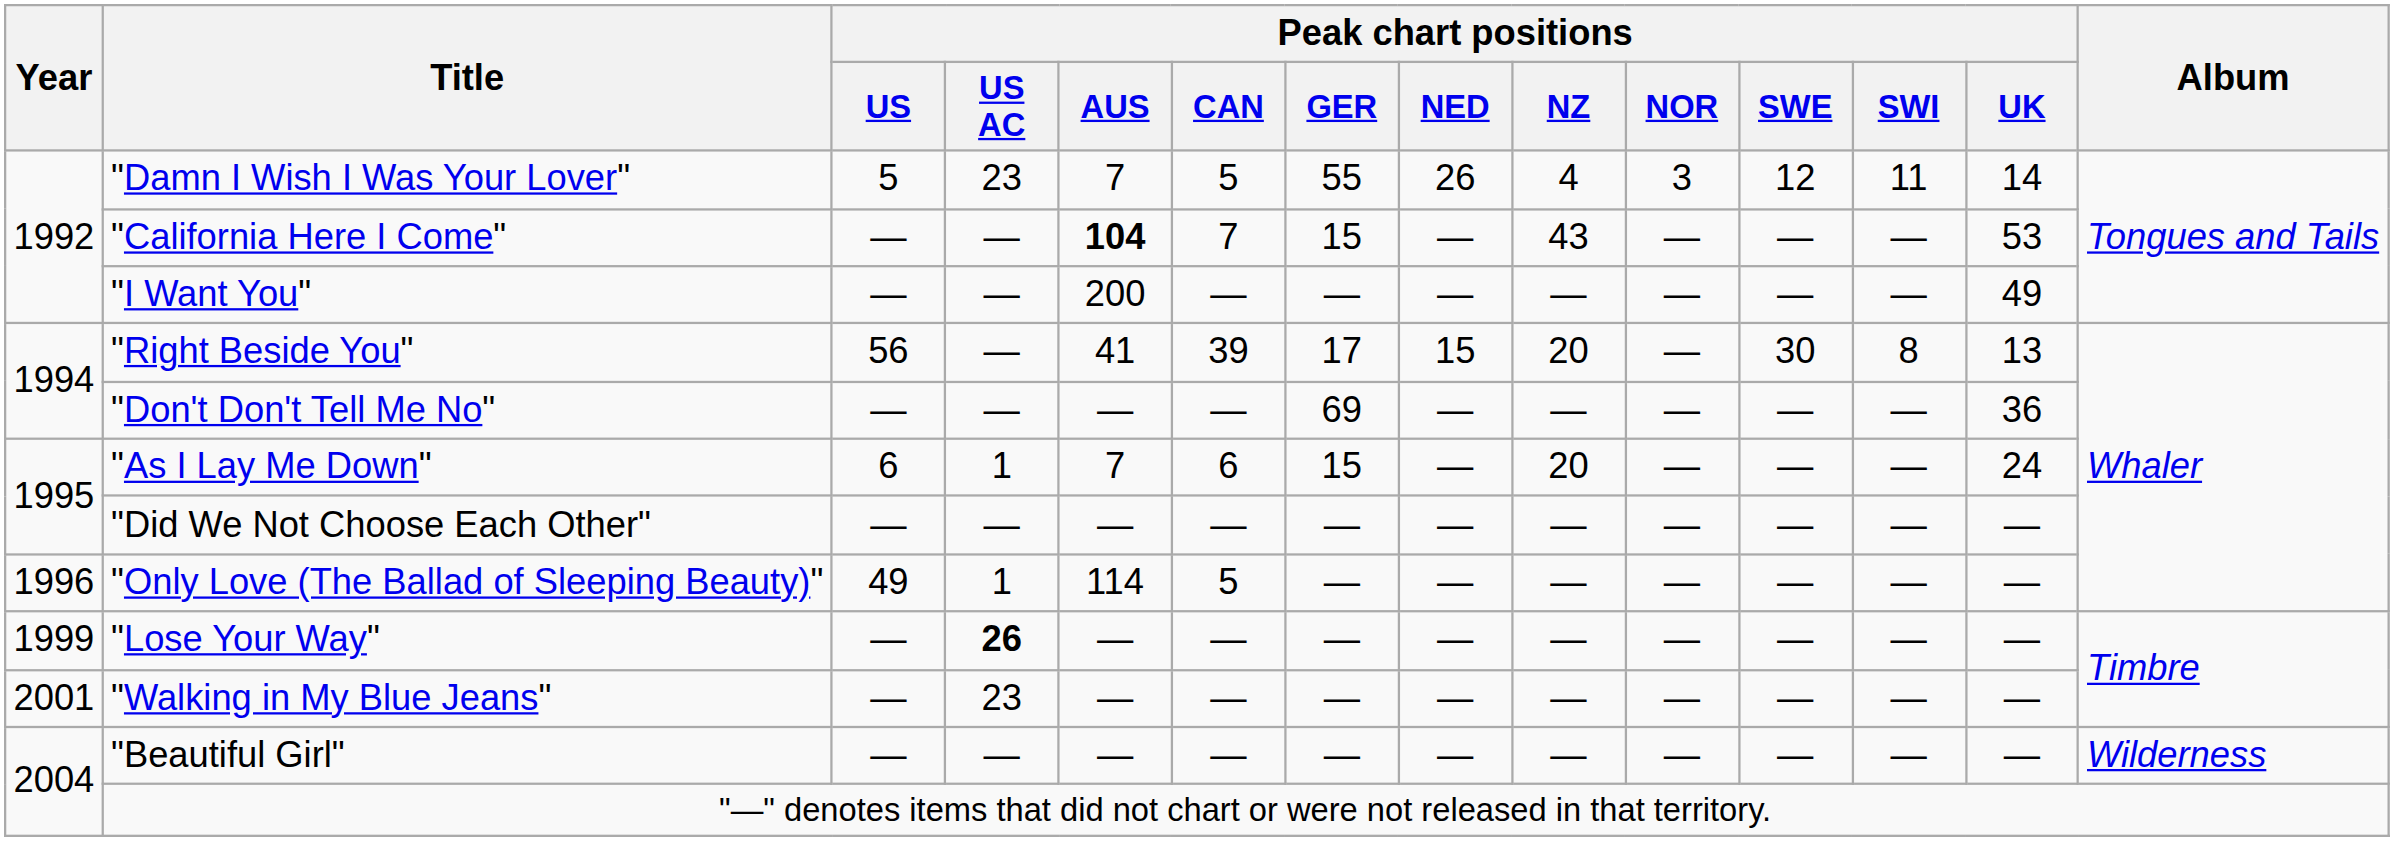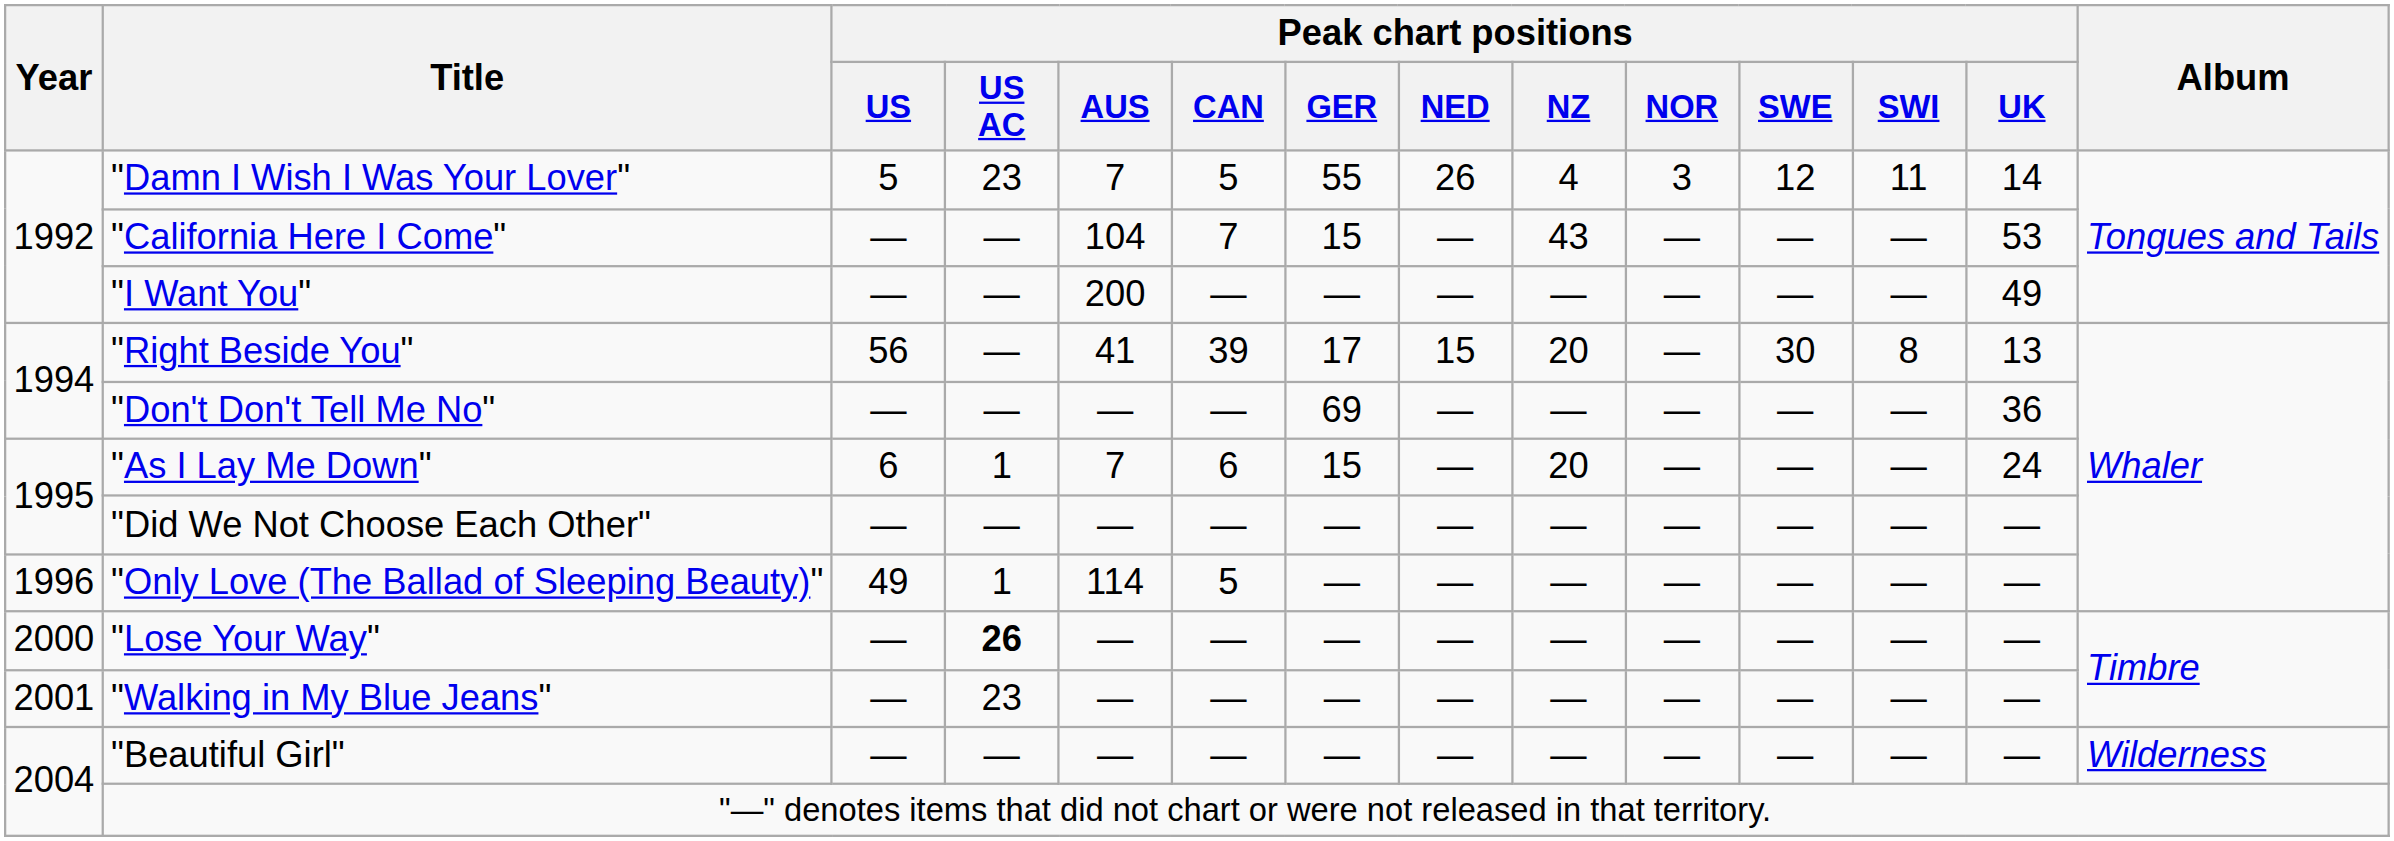(1115, 236) bold -> (1115, 236) normal
(54, 639) 1999 -> (54, 639) 2000
